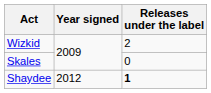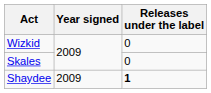(127, 43) 2 -> (127, 43) 0
(69, 79) 2012 -> (69, 79) 2009
